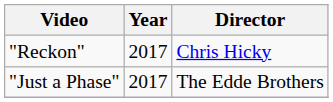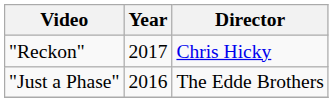(148, 81) 2017 -> (148, 81) 2016
